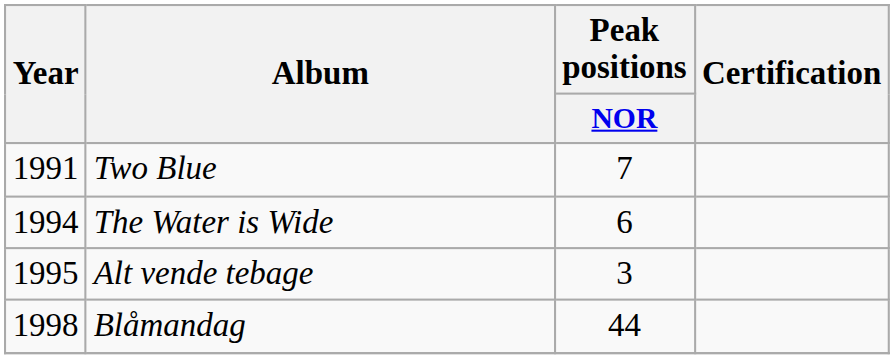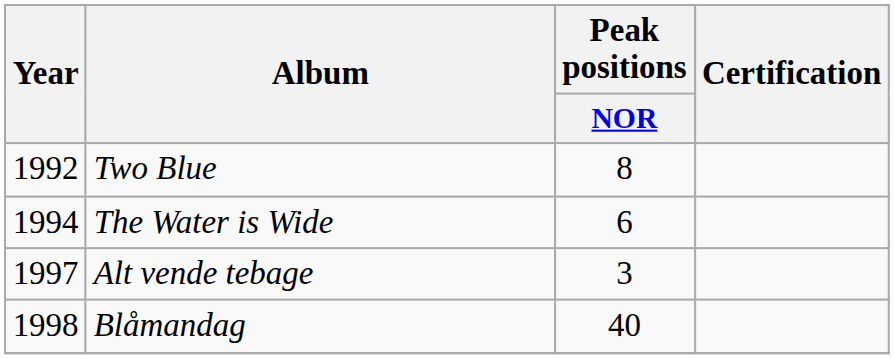(46, 168) 1991 -> (46, 168) 1992
(624, 168) 7 -> (624, 168) 8
(46, 273) 1995 -> (46, 273) 1997
(624, 325) 44 -> (624, 325) 40
